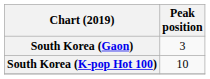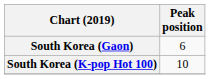(182, 45) 3 -> (182, 45) 6
